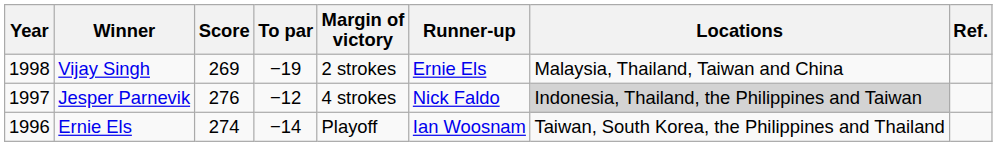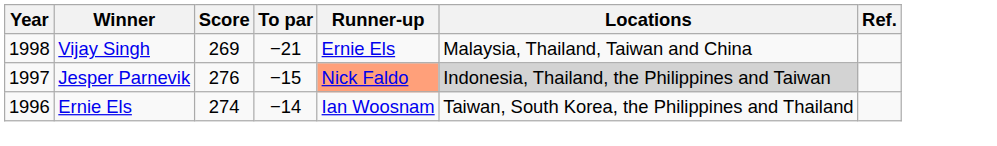- column: (363, 30)
(286, 69) −19 -> (286, 48) −21
(286, 98) −12 -> (286, 78) −15
(456, 98) no background -> (365, 78) lightsalmon background
